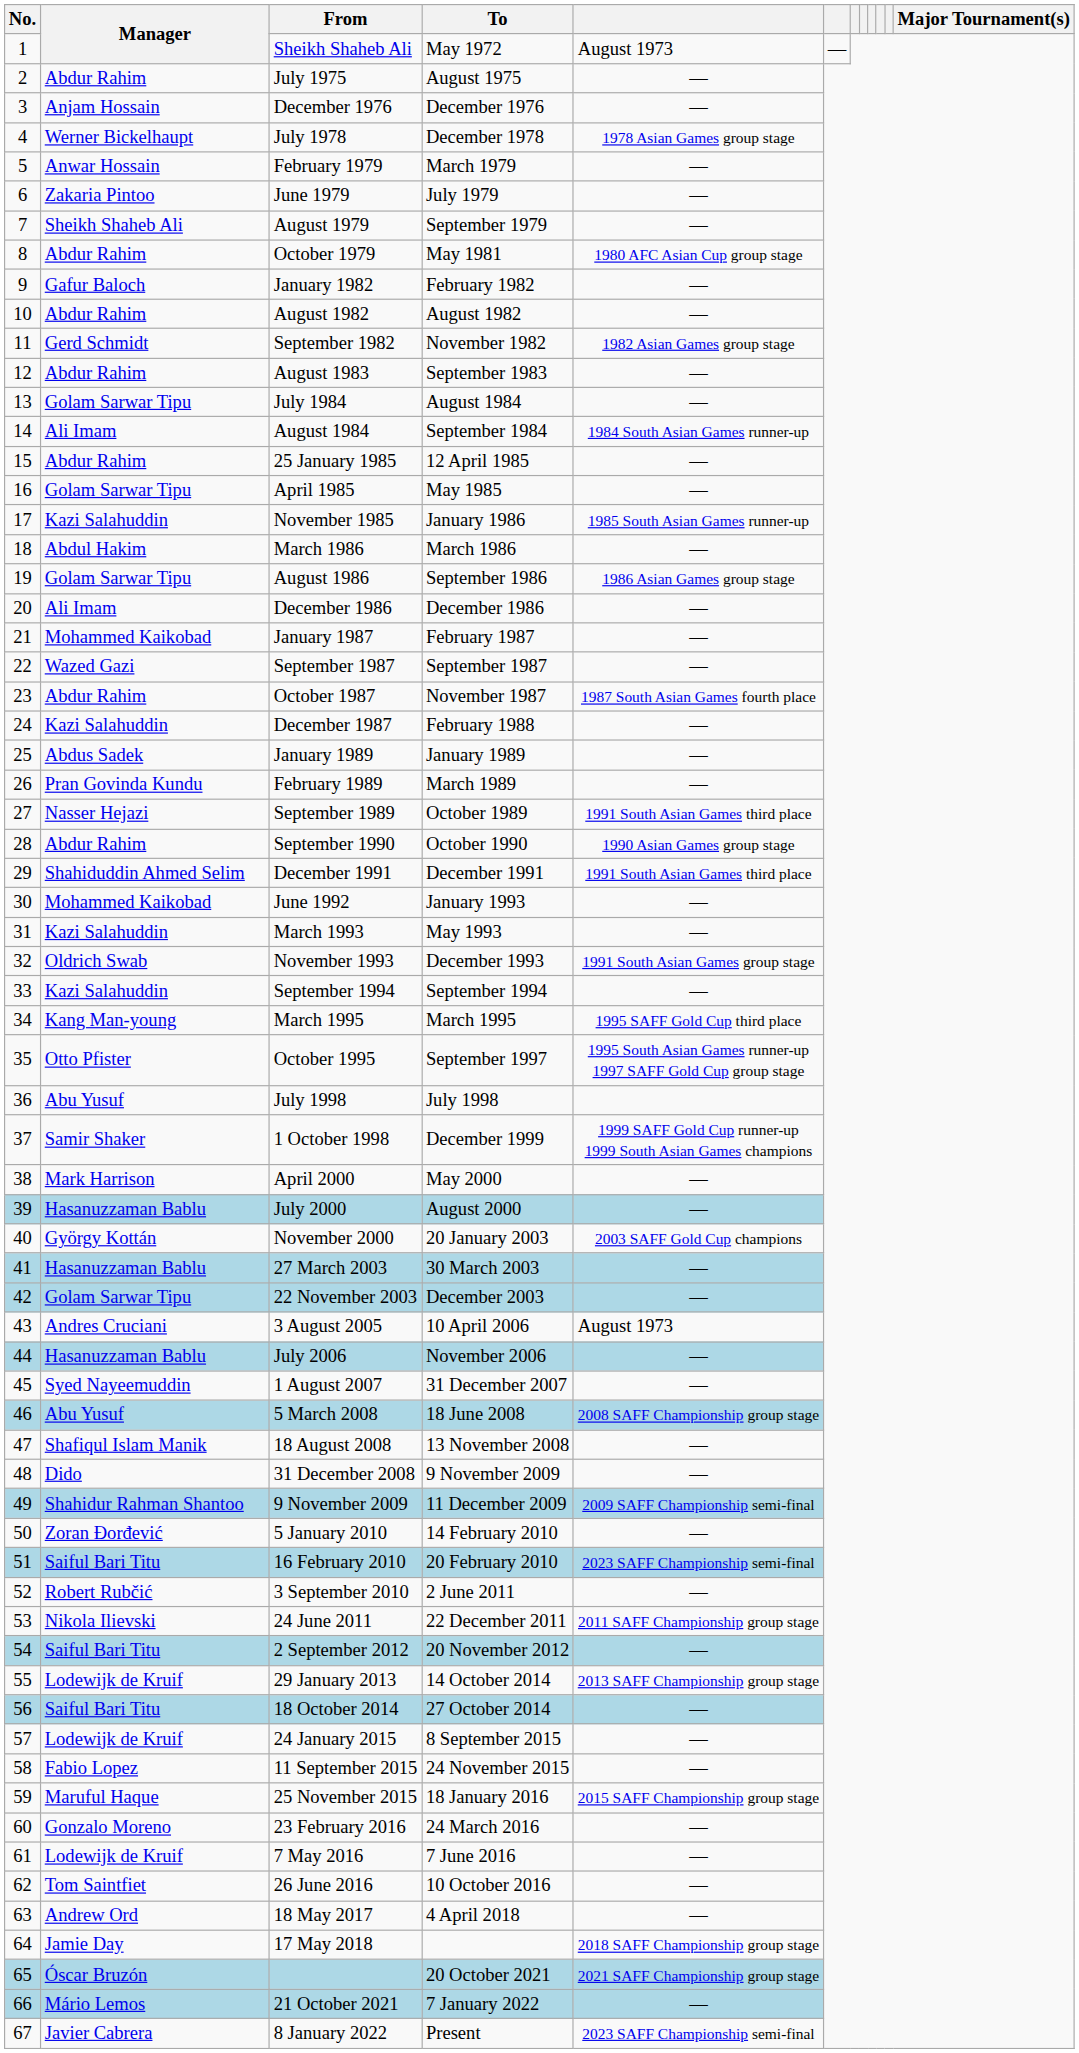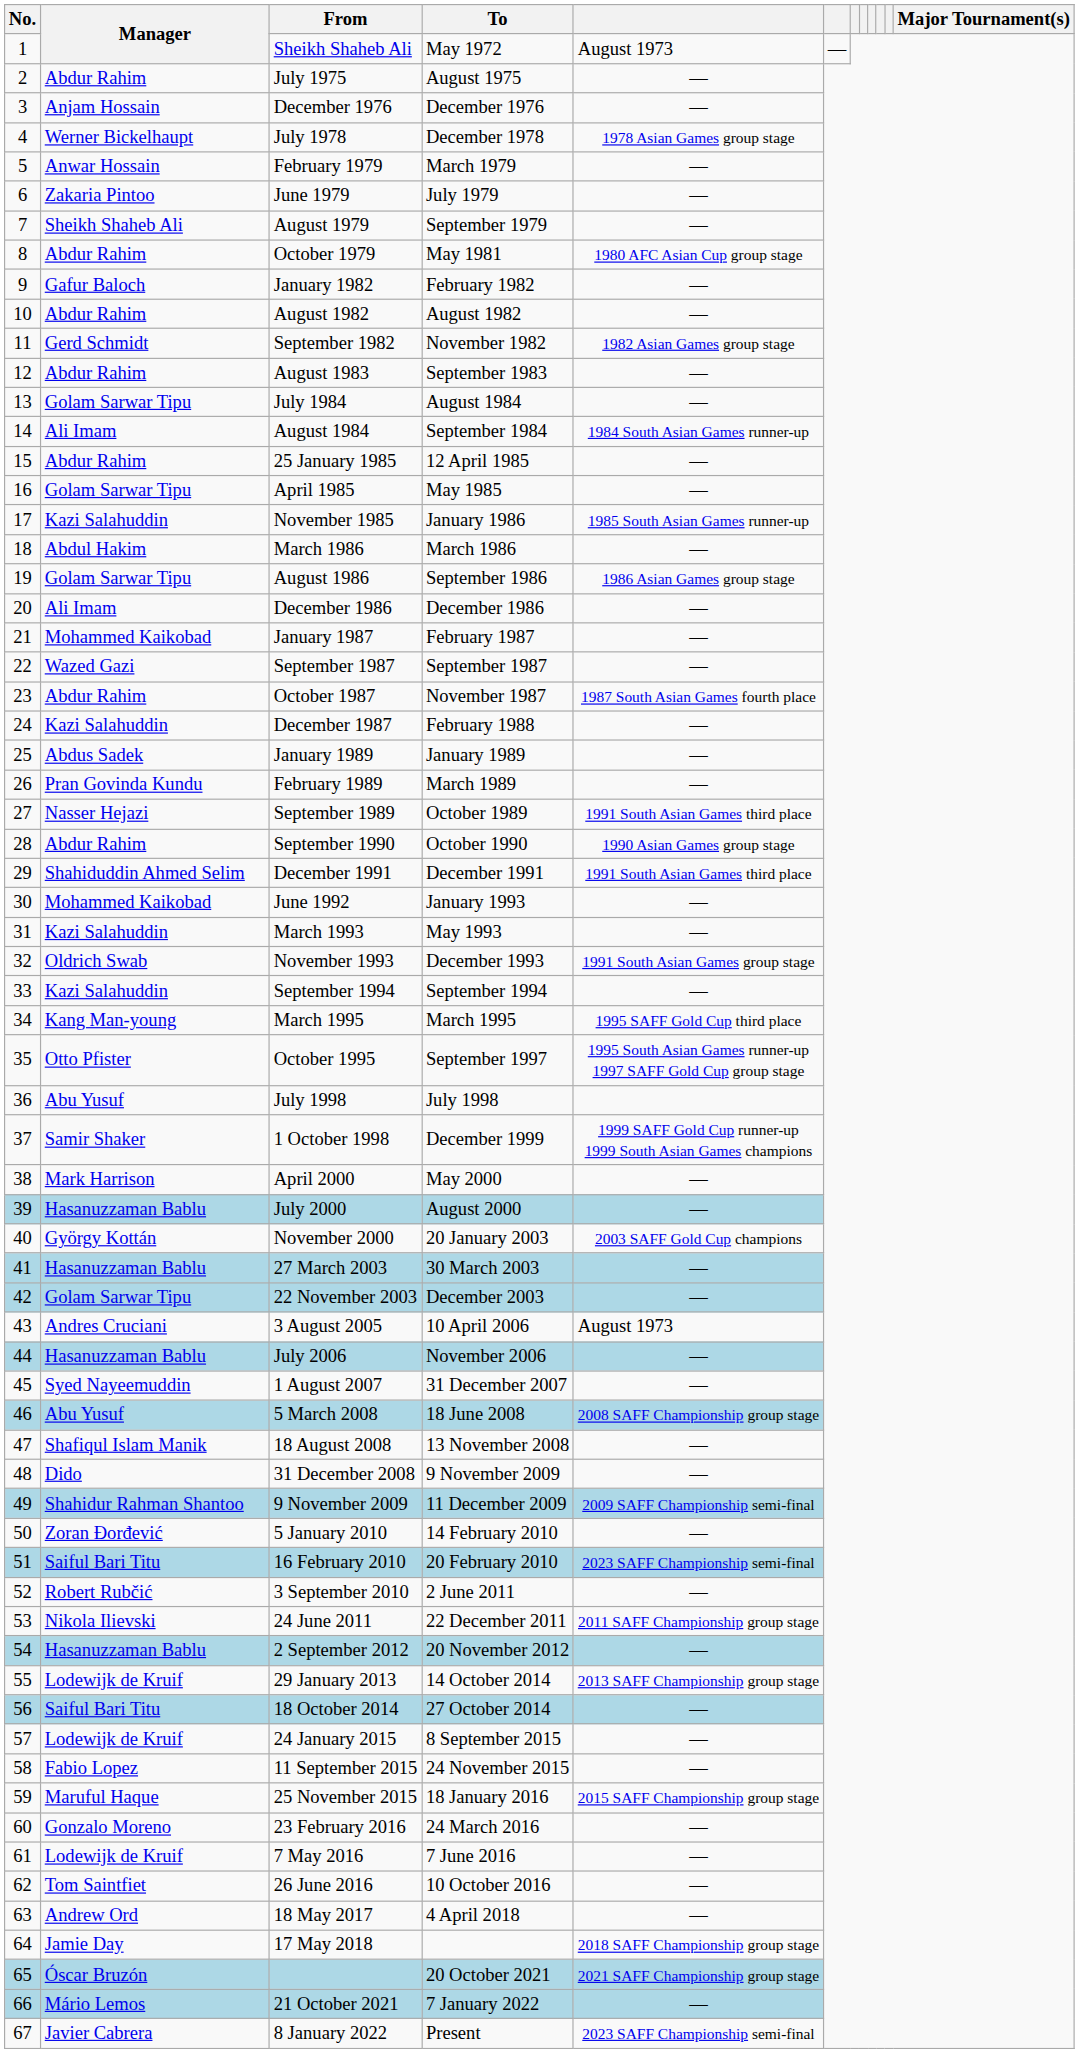(103, 1650) Saiful Bari Titu -> (125, 1650) Hasanuzzaman Bablu
